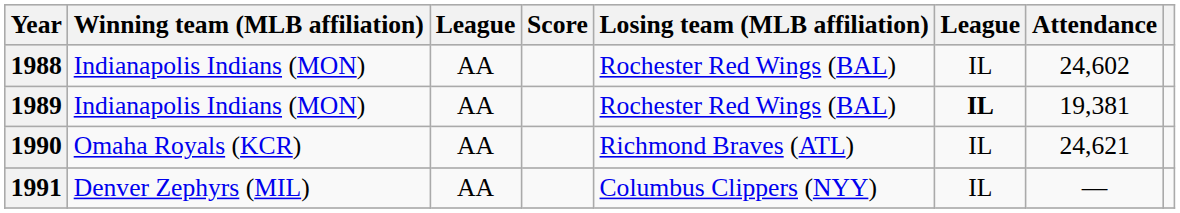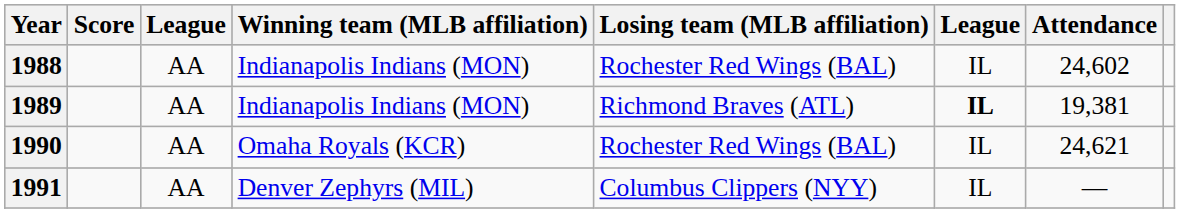columns swapped: (249, 24) <-> (557, 24)
(748, 106) Rochester Red Wings (BAL) -> (727, 106) Richmond Braves (ATL)
(727, 146) Richmond Braves (ATL) -> (748, 146) Rochester Red Wings (BAL)
